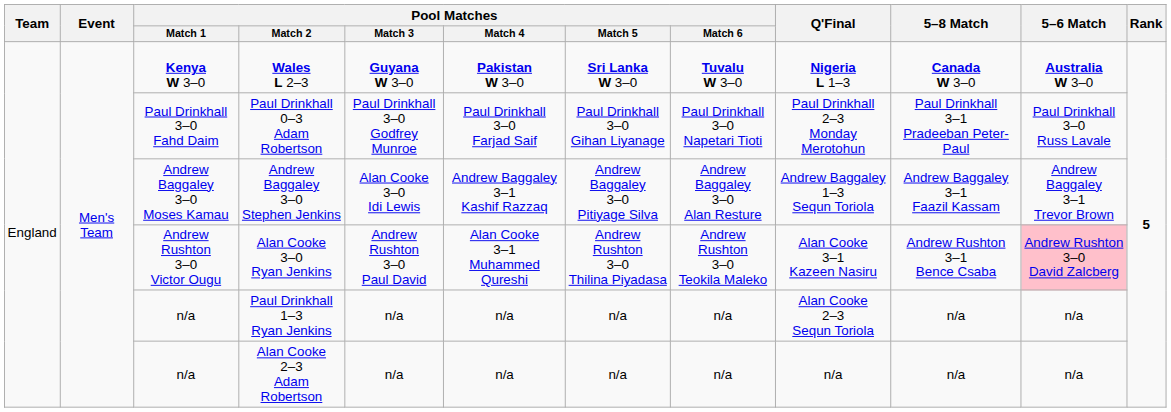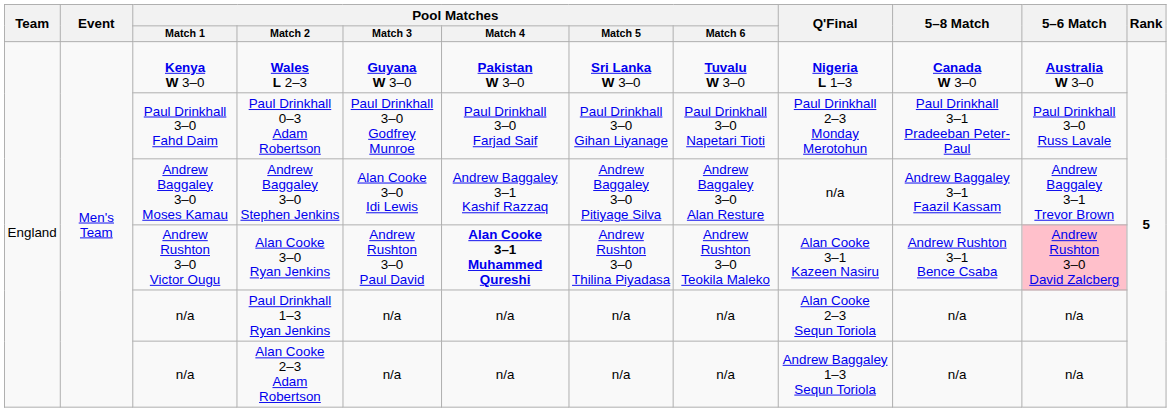(833, 192) Andrew Baggaley 1–3 Sequn Toriola -> (835, 192) n/a
(504, 258) normal -> (505, 258) bold
(833, 375) n/a -> (835, 375) Andrew Baggaley 1–3 Sequn Toriola
